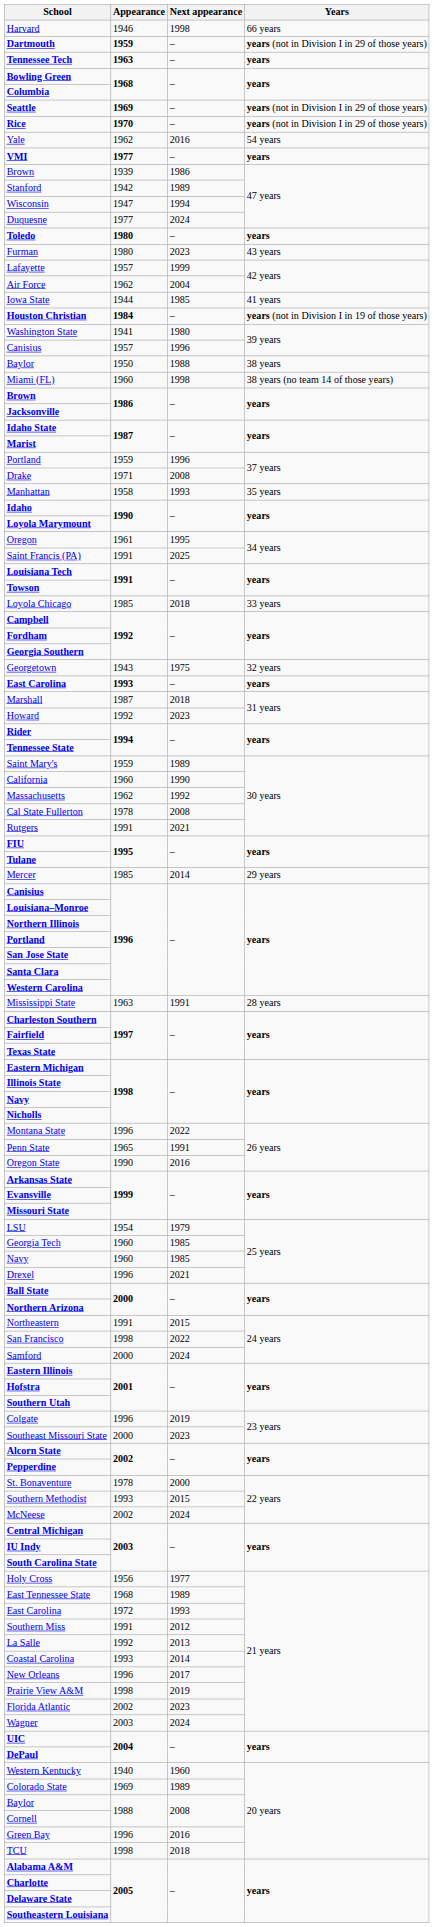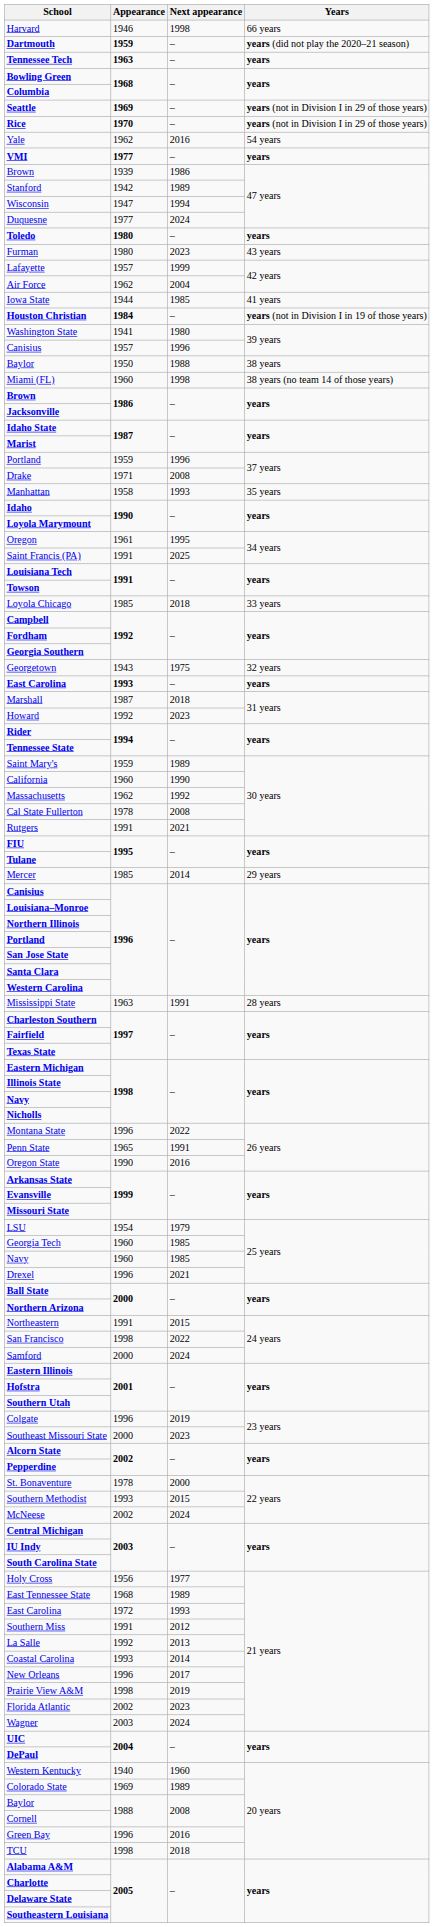(337, 44) years (not in Division I in 29 of those years) -> (328, 44) years (did not play the 2020–21 season)
